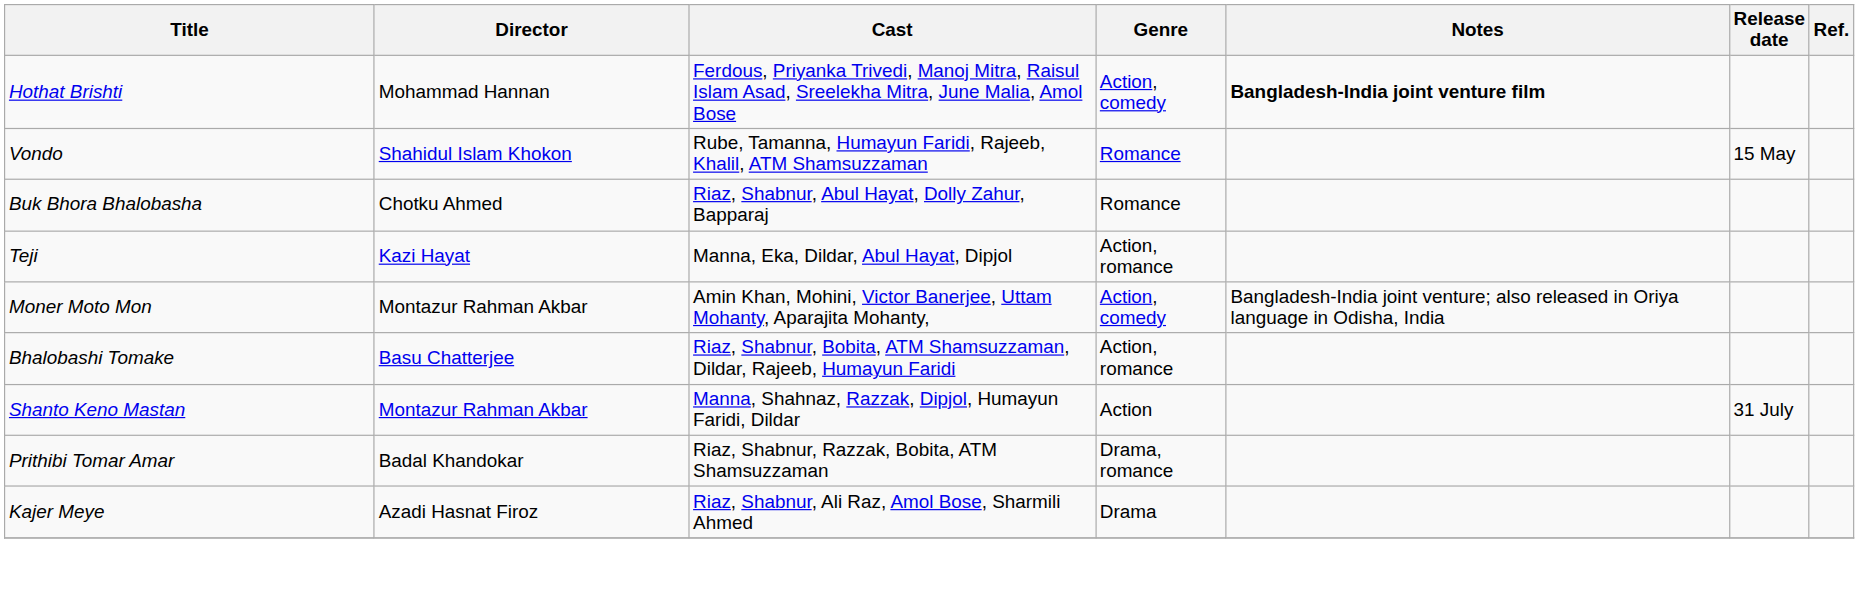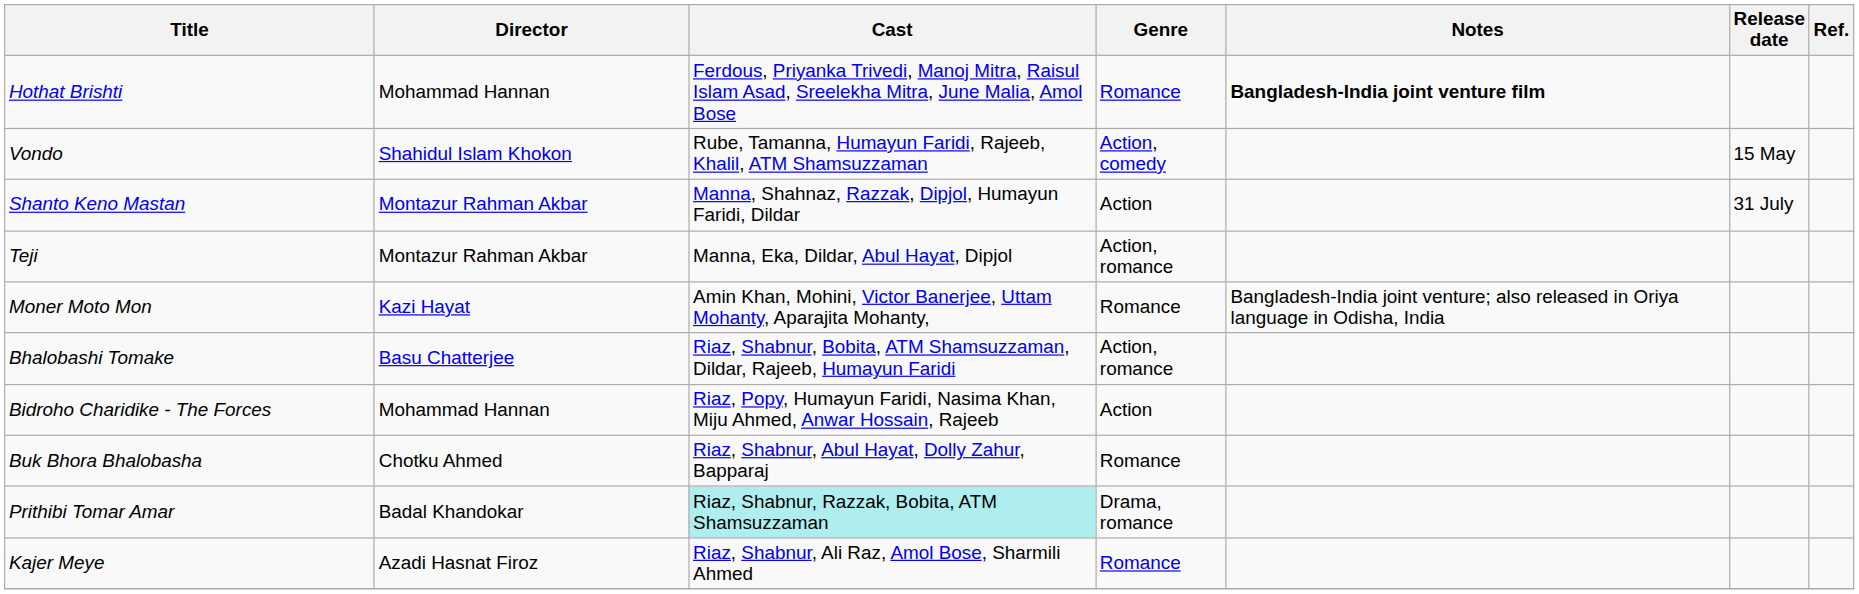(1133, 91) Action, comedy -> (1140, 91) Romance
(1140, 153) Romance -> (1133, 153) Action, comedy
rows swapped: (97, 409) <-> (106, 204)
(424, 256) Kazi Hayat -> (483, 256) Montazur Rahman Akbar
(483, 307) Montazur Rahman Akbar -> (424, 307) Kazi Hayat
(1133, 307) Action, comedy -> (1140, 307) Romance
+ row: (140, 409)
(845, 460) no background -> (845, 511) paleturquoise background
(1128, 511) Drama -> (1140, 563) Romance
